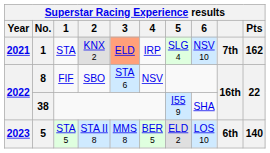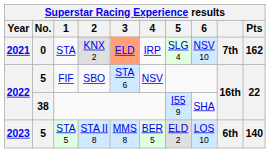(43, 50) 1 -> (43, 50) 0
(43, 78) 8 -> (43, 78) 5
